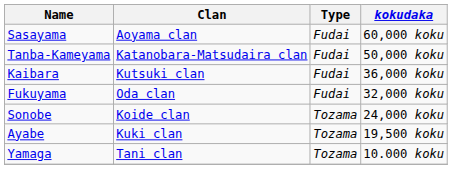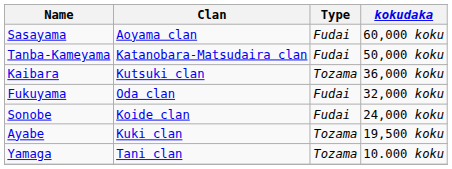(332, 74) Fudai -> (335, 74) Tozama
(335, 114) Tozama -> (332, 114) Fudai
